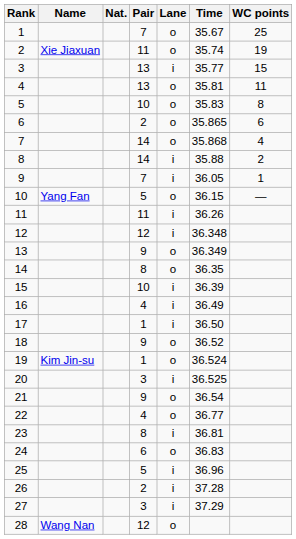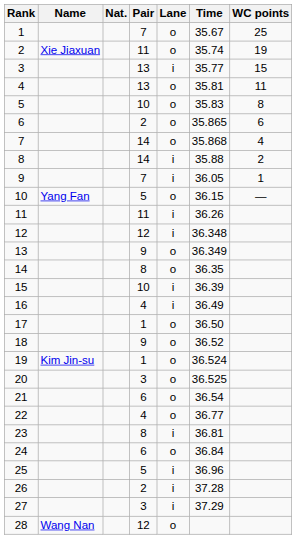(173, 324) i -> (173, 324) o
(173, 379) i -> (173, 379) o
(143, 397) 9 -> (143, 397) 6
(209, 452) 36.83 -> (209, 452) 36.84
